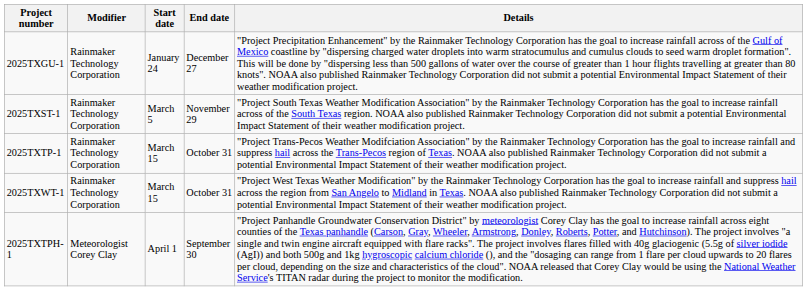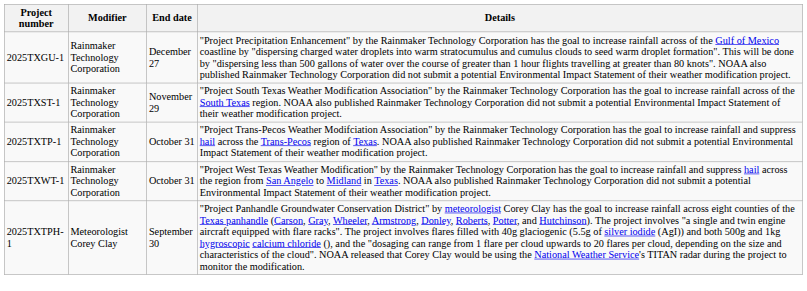- column: (165, 18)
